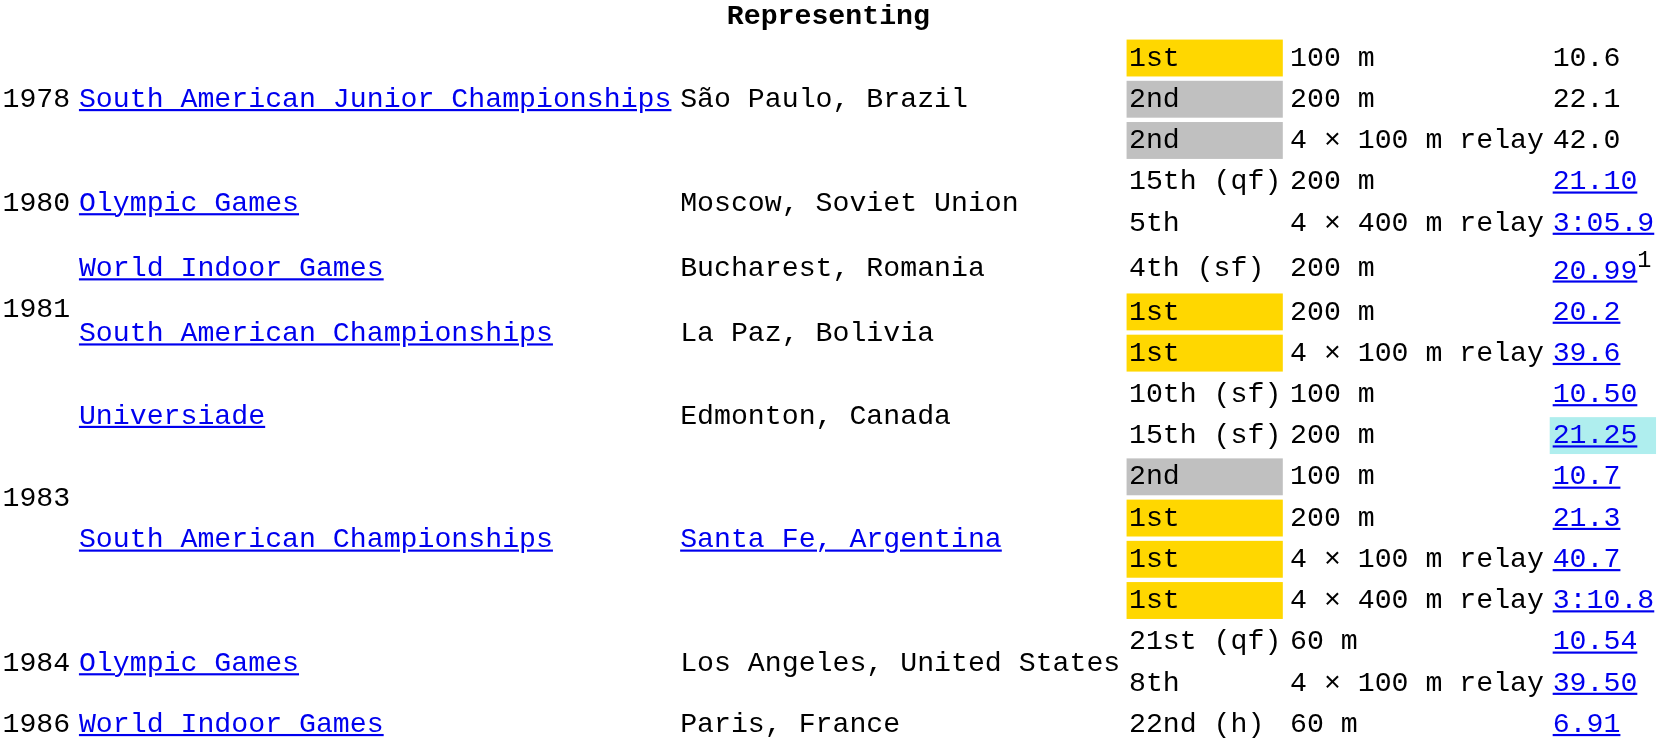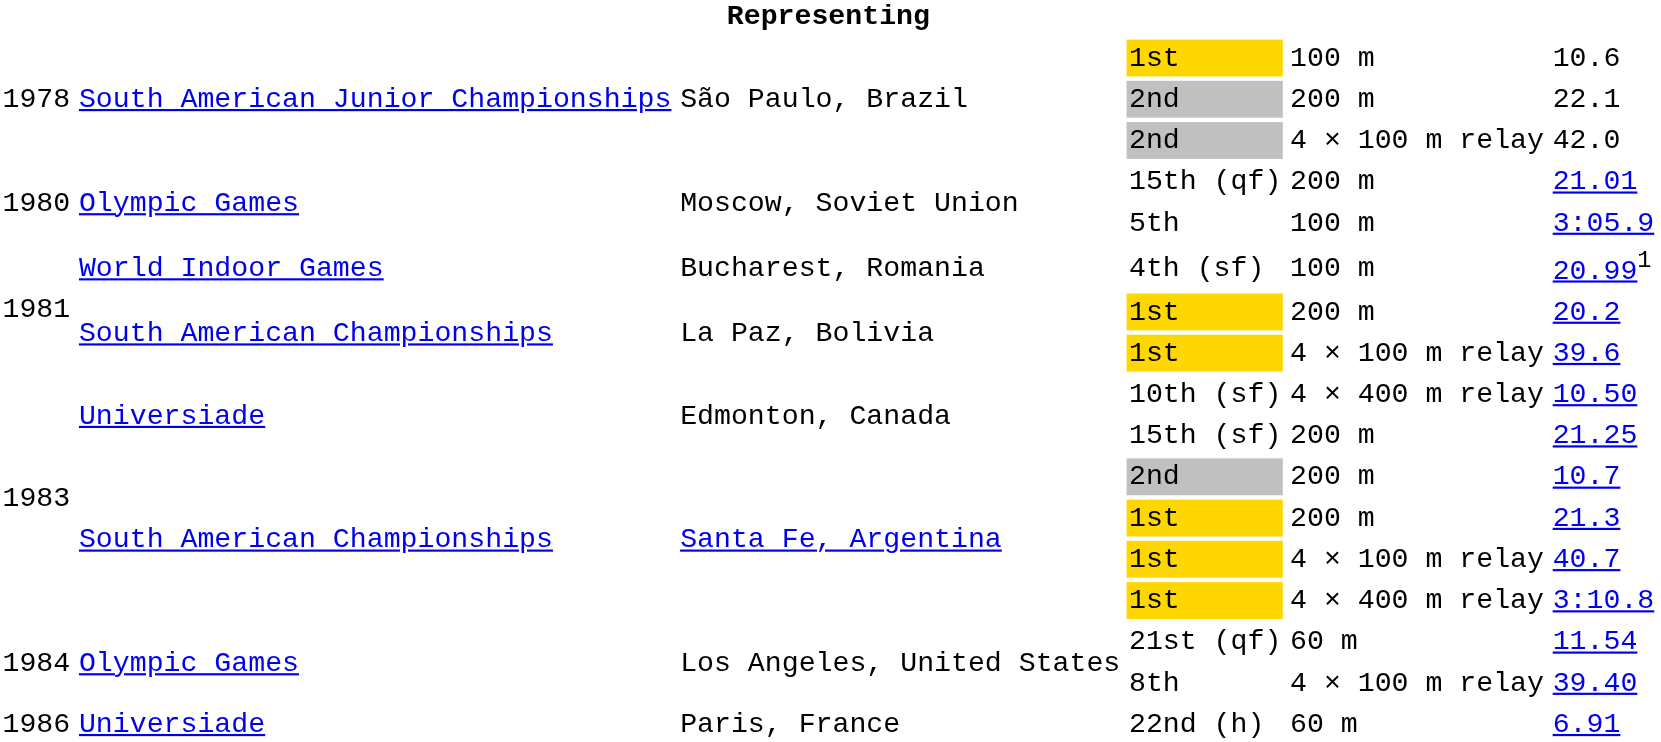(1595, 182) 21.10 -> (1595, 182) 21.01
(1417, 223) 4 × 400 m relay -> (1332, 223) 100 m
(1332, 268) 200 m -> (1332, 268) 100 m
(1332, 395) 100 m -> (1417, 395) 4 × 400 m relay
(1595, 436) paleturquoise background -> (1595, 436) no background
(1332, 478) 100 m -> (1332, 478) 200 m
(1595, 642) 10.54 -> (1595, 642) 11.54
(1595, 684) 39.50 -> (1595, 684) 39.40
(231, 725) World Indoor Games -> (172, 725) Universiade
